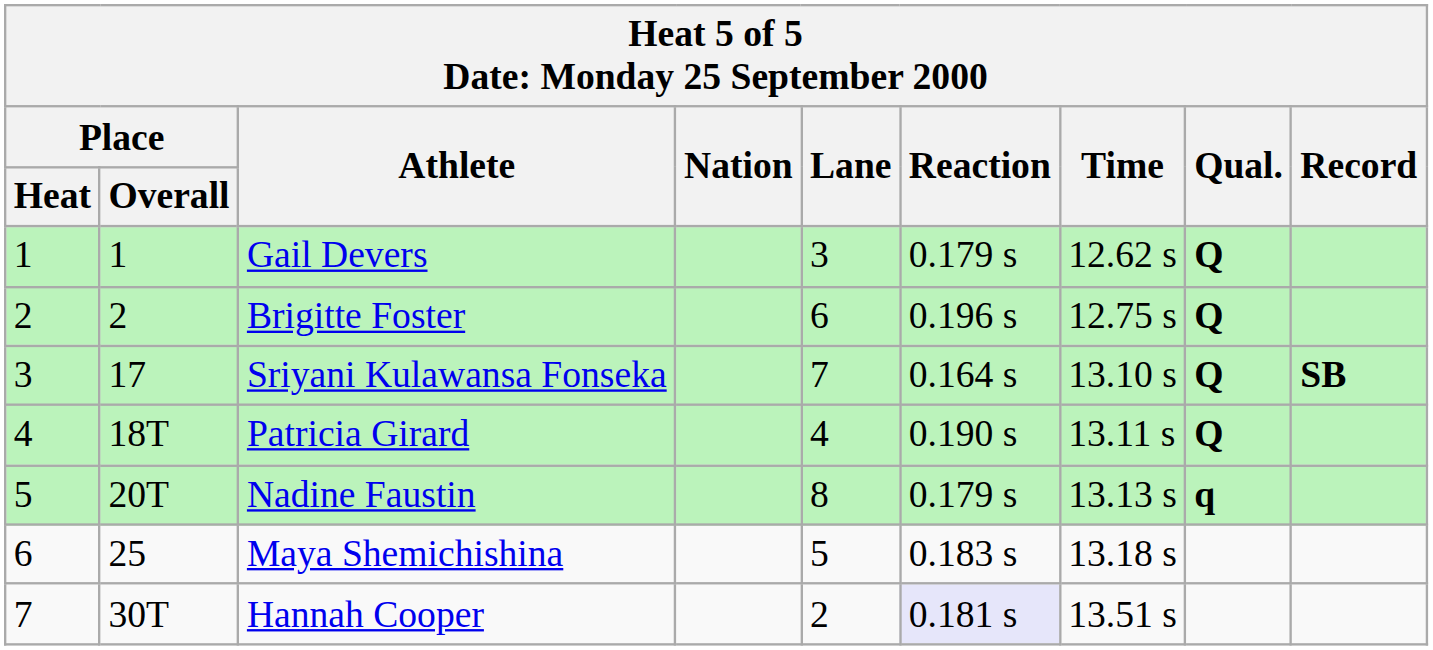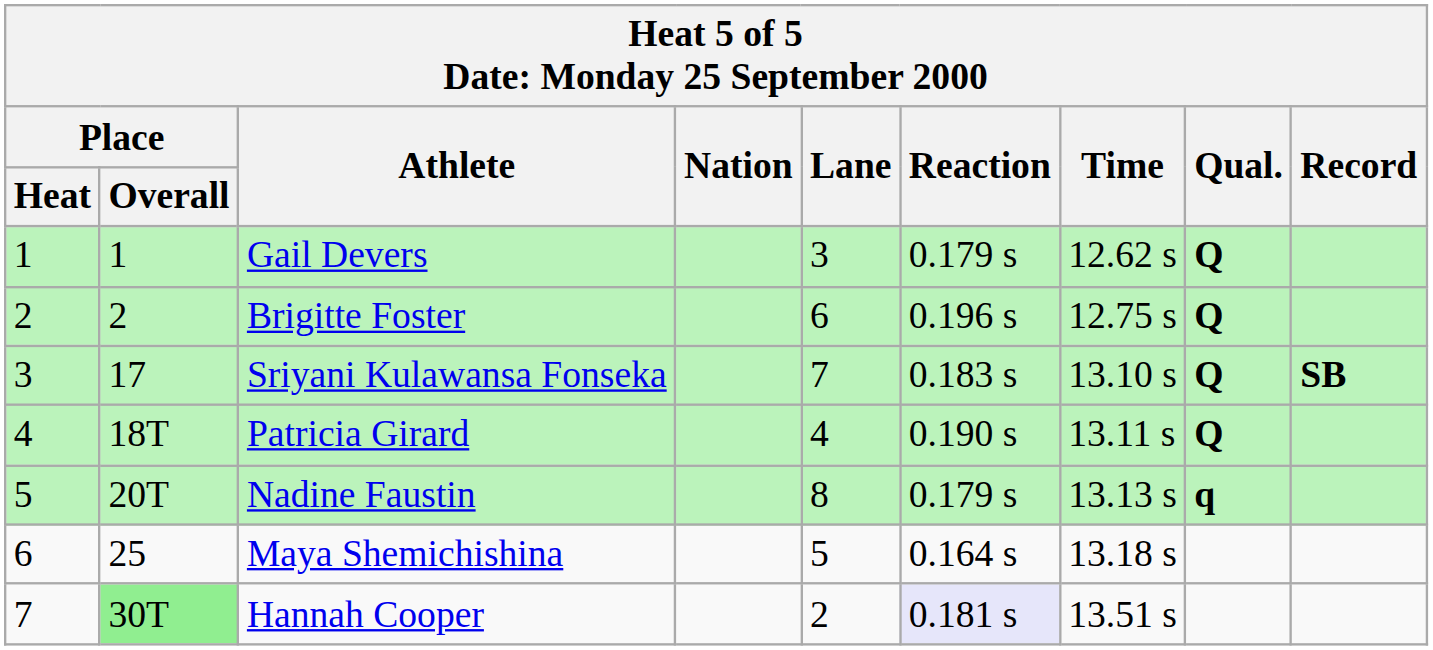(963, 374) 0.164 s -> (963, 374) 0.183 s
(963, 553) 0.183 s -> (963, 553) 0.164 s
(139, 613) no background -> (139, 613) lightgreen background
